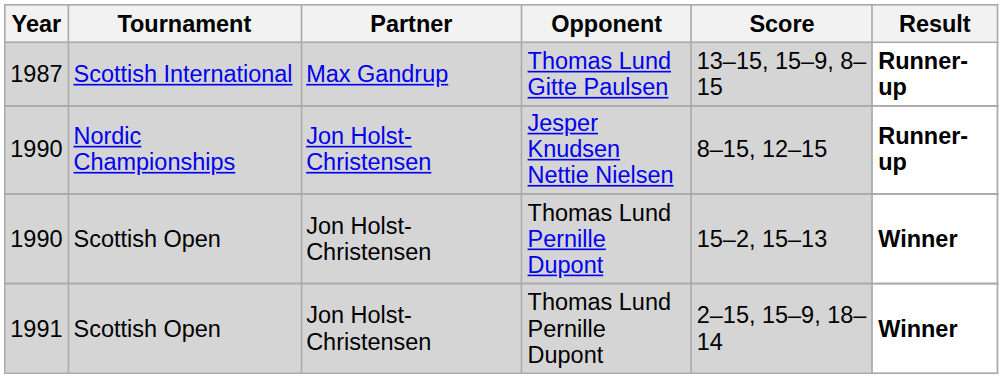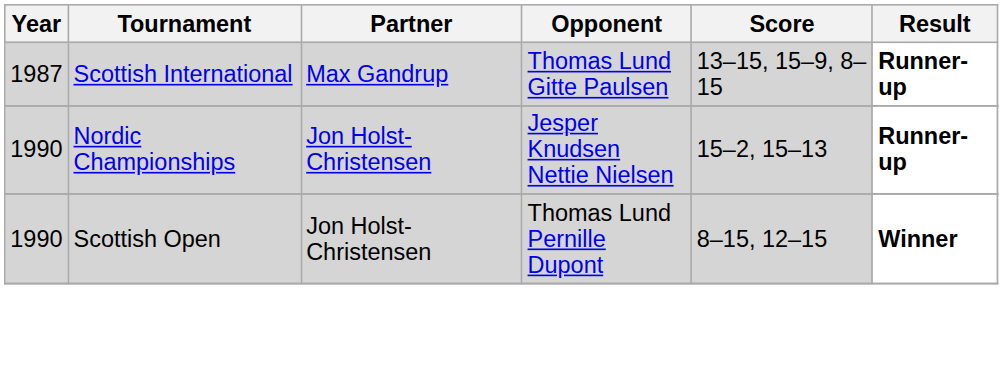(762, 150) 8–15, 12–15 -> (762, 150) 15–2, 15–13
(762, 239) 15–2, 15–13 -> (762, 239) 8–15, 12–15
- row: (36, 329)
